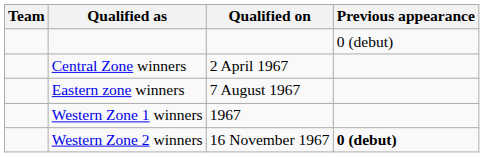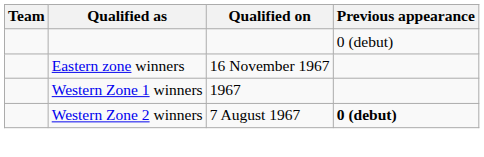- row: (119, 66)
(255, 90) 7 August 1967 -> (270, 66) 16 November 1967
(270, 139) 16 November 1967 -> (255, 115) 7 August 1967
